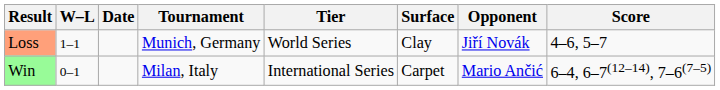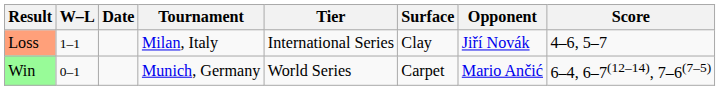(201, 42) Munich, Germany -> (180, 42) Milan, Italy
(310, 42) World Series -> (331, 42) International Series
(180, 70) Milan, Italy -> (201, 70) Munich, Germany
(331, 70) International Series -> (310, 70) World Series
